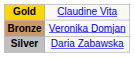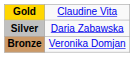rows swapped: (25, 44) <-> (25, 28)
